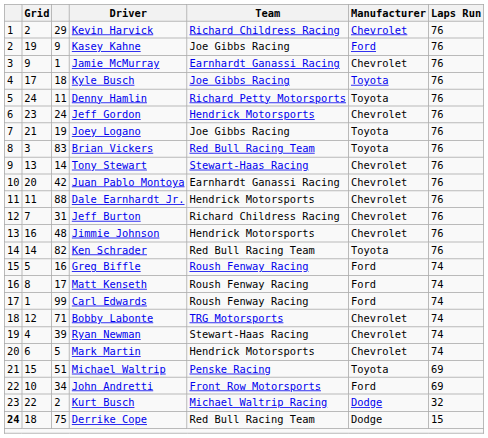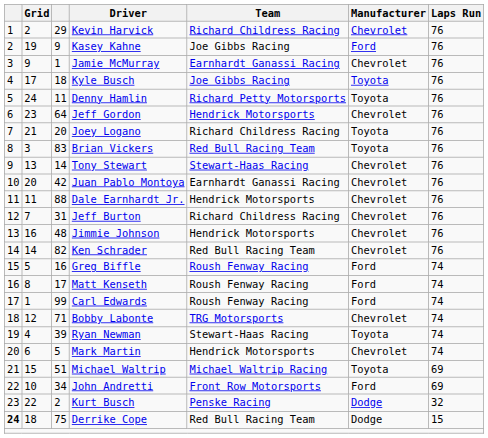(61, 115) 24 -> (61, 115) 64
(61, 132) 19 -> (61, 132) 20
(240, 132) Joe Gibbs Racing -> (265, 132) Richard Childress Racing
(370, 250) Toyota -> (379, 250) Chevrolet
(379, 335) Chevrolet -> (370, 335) Toyota
(230, 369) Penske Racing -> (258, 369) Michael Waltrip Racing
(258, 403) Michael Waltrip Racing -> (230, 403) Penske Racing
